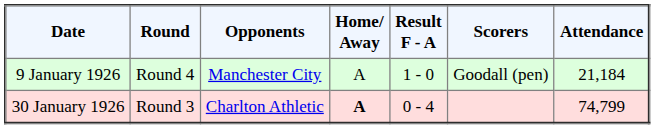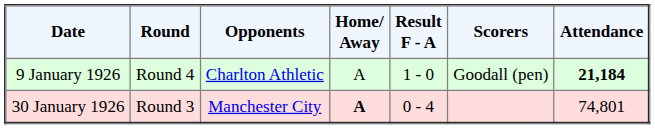(265, 74) Manchester City -> (265, 74) Charlton Athletic
(602, 74) normal -> (602, 74) bold
(265, 106) Charlton Athletic -> (265, 106) Manchester City
(602, 106) 74,799 -> (602, 106) 74,801
